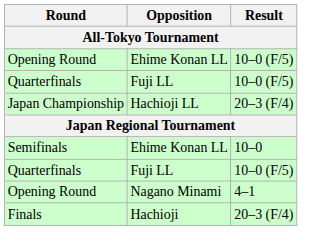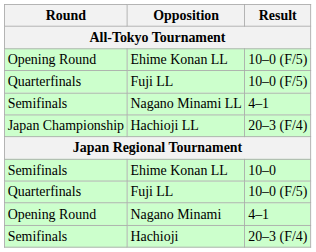+ row: (186, 103)
(25, 214) Finals -> (37, 236) Semifinals
